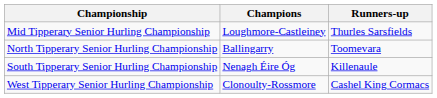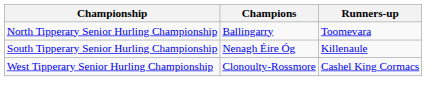- row: (108, 31)
